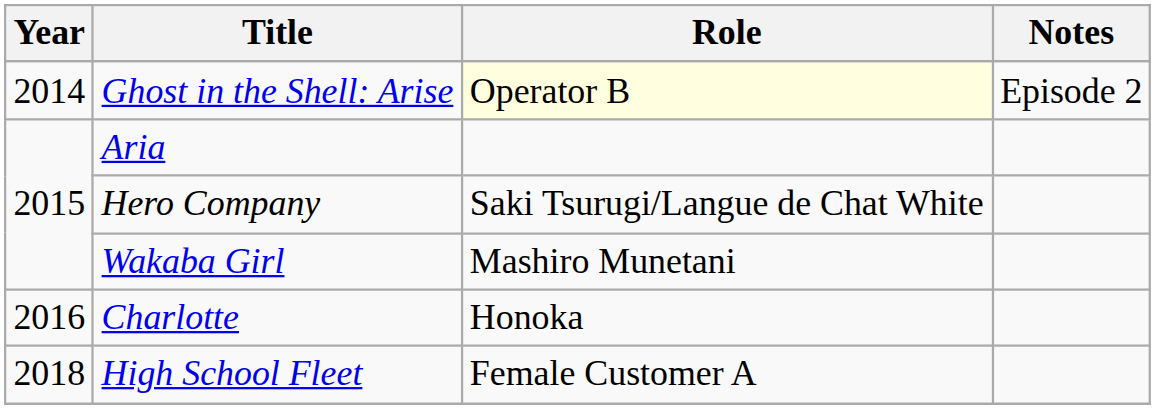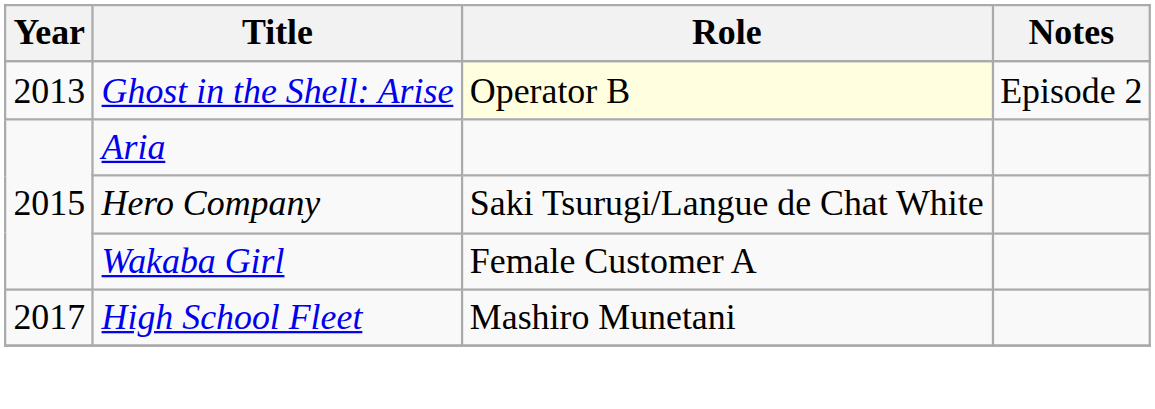(49, 89) 2014 -> (49, 89) 2013
(603, 260) Mashiro Munetani -> (613, 260) Female Customer A
- row: (170, 317)
(49, 373) 2018 -> (49, 317) 2017
(613, 373) Female Customer A -> (603, 317) Mashiro Munetani
